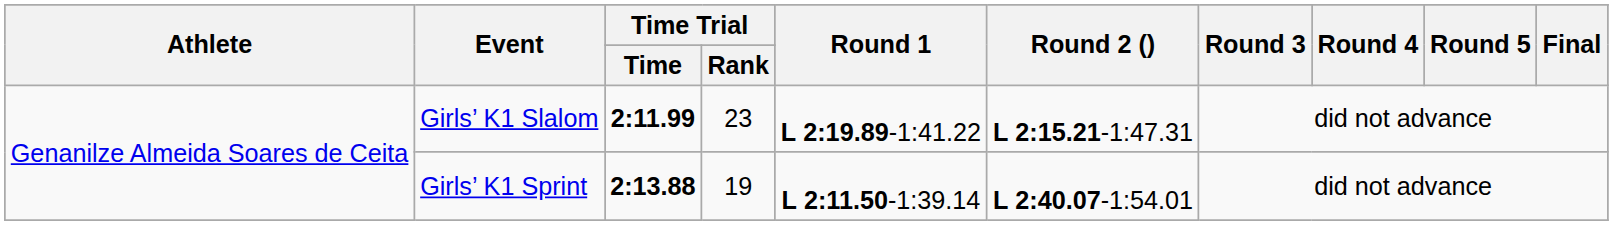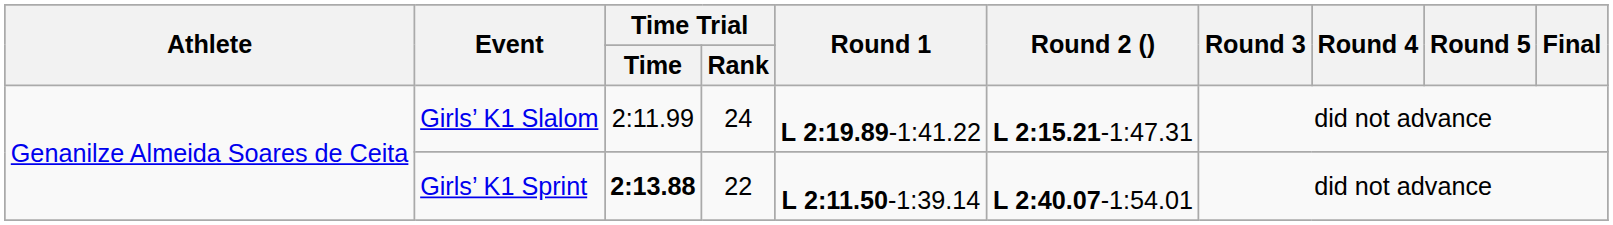(653, 119) bold -> (653, 119) normal
(738, 119) 23 -> (738, 119) 24
(738, 187) 19 -> (738, 187) 22
